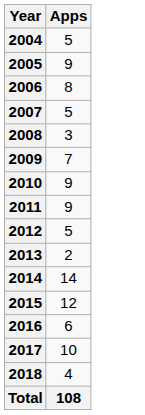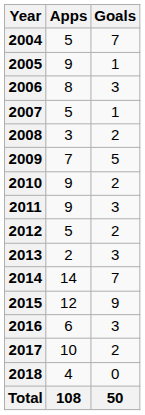+ column: (115, 16)
